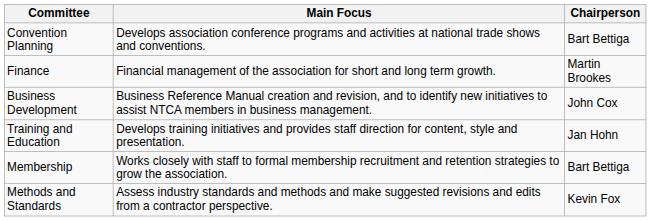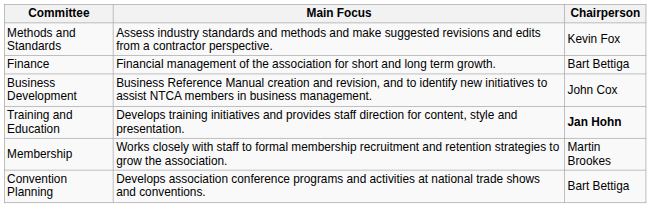rows swapped: (41, 199) <-> (37, 39)
(589, 71) Martin Brookes -> (598, 64) Bart Bettiga
(593, 135) normal -> (594, 122) bold
(598, 167) Bart Bettiga -> (589, 154) Martin Brookes
